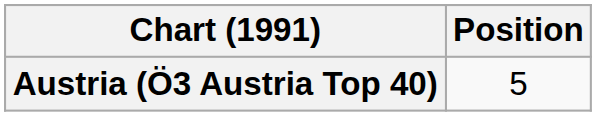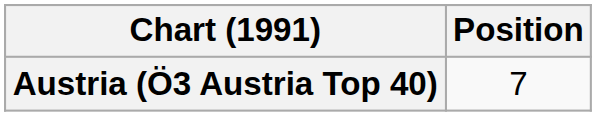(518, 83) 5 -> (518, 83) 7
